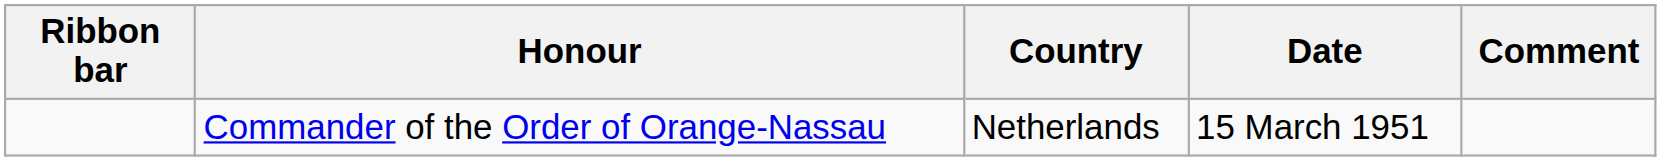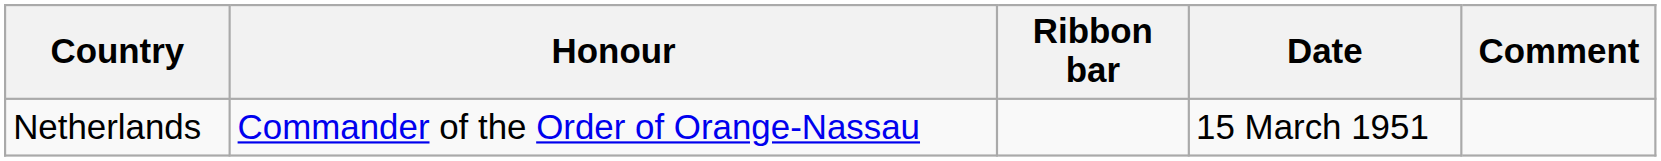columns swapped: (100, 51) <-> (1076, 51)
